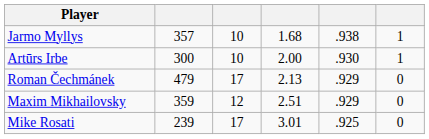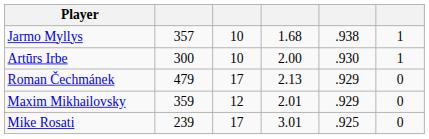(290, 101) 2.51 -> (290, 101) 2.01
